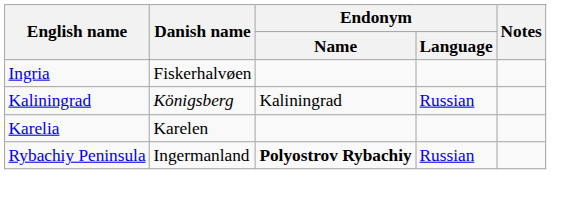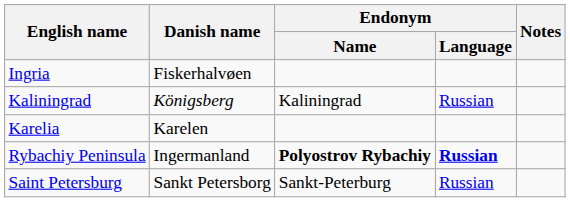(447, 155) normal -> (468, 155) bold
+ row: (65, 182)
